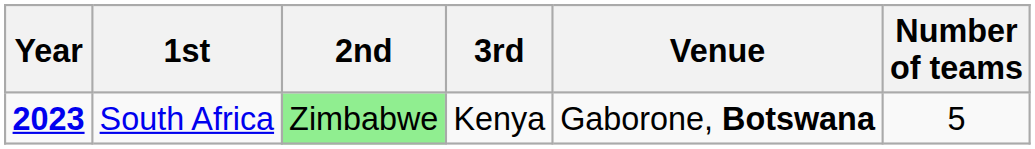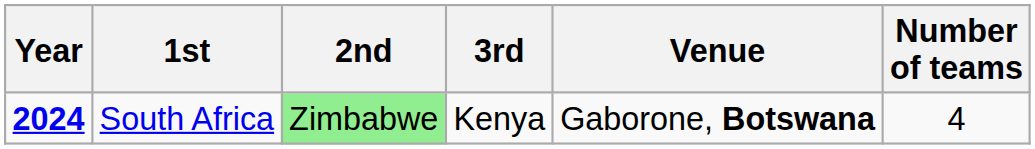(49, 118) 2023 -> (49, 118) 2024
(956, 118) 5 -> (956, 118) 4
